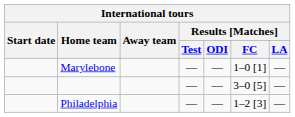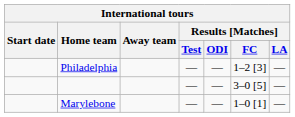rows swapped: (88, 67) <-> (89, 103)
